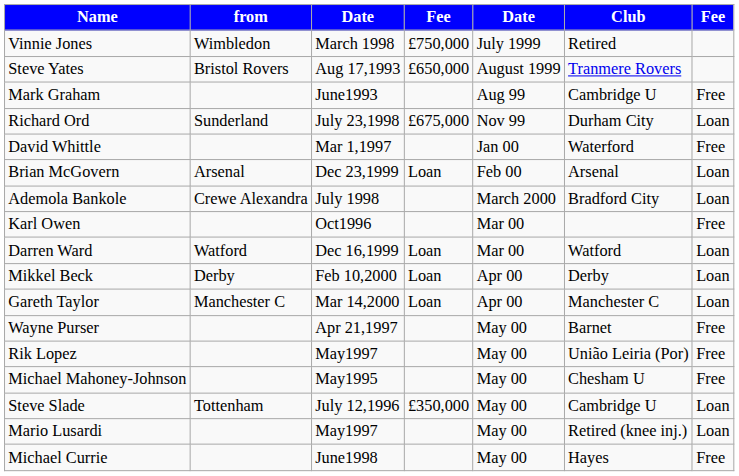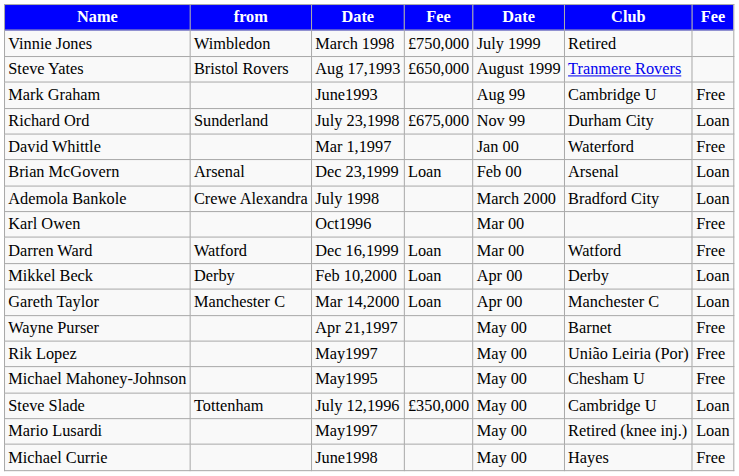(713, 250) Loan -> (711, 250) Free
